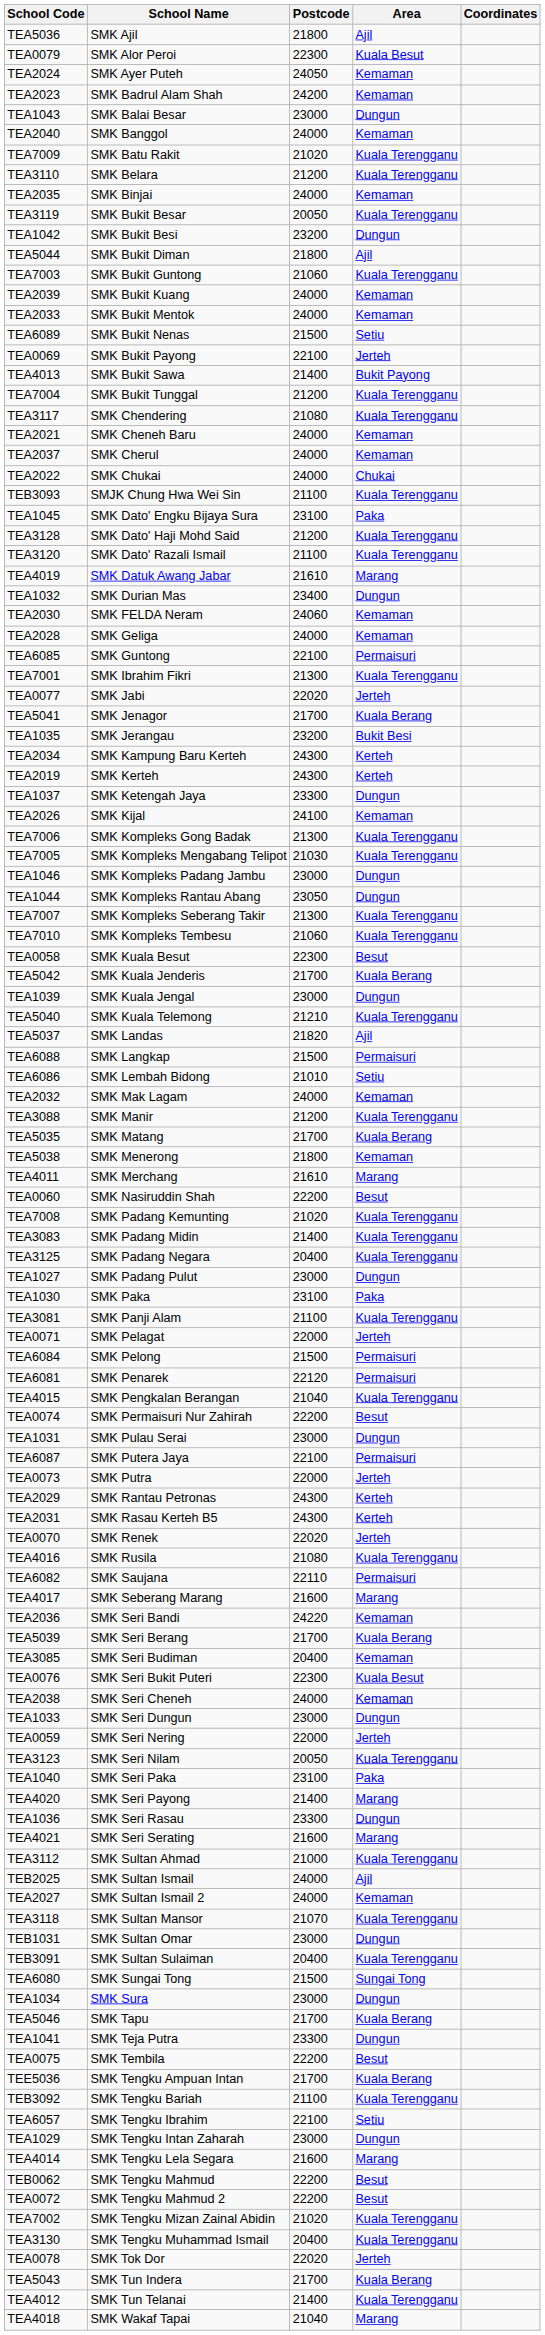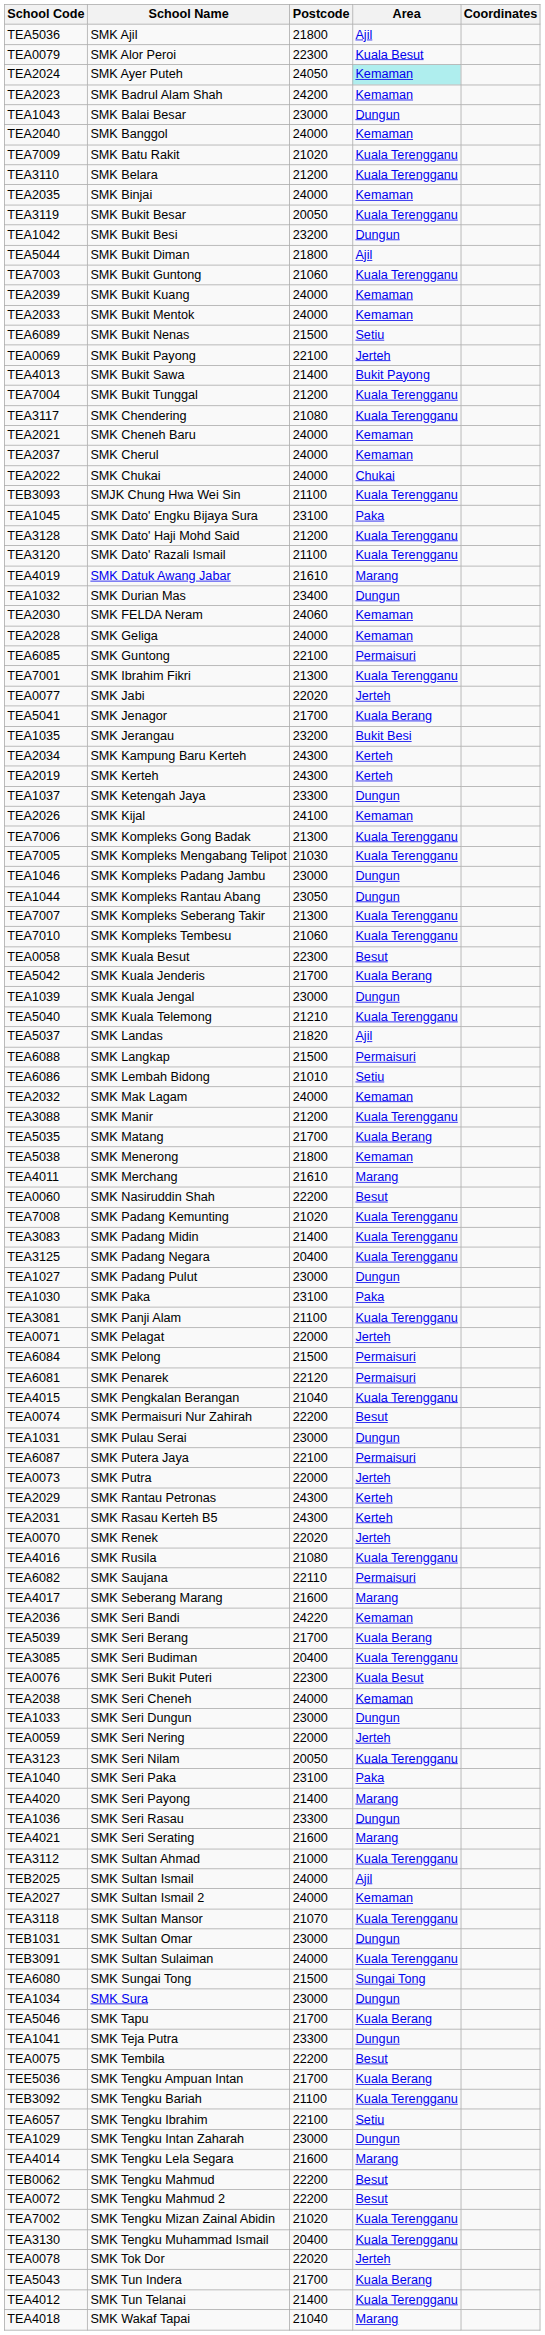(384, 74) no background -> (384, 74) paleturquoise background
(384, 1658) Kemaman -> (407, 1658) Kuala Terengganu
(310, 1959) 20400 -> (310, 1959) 24000
